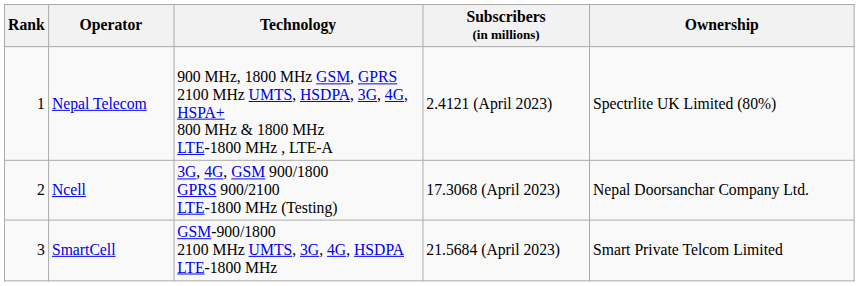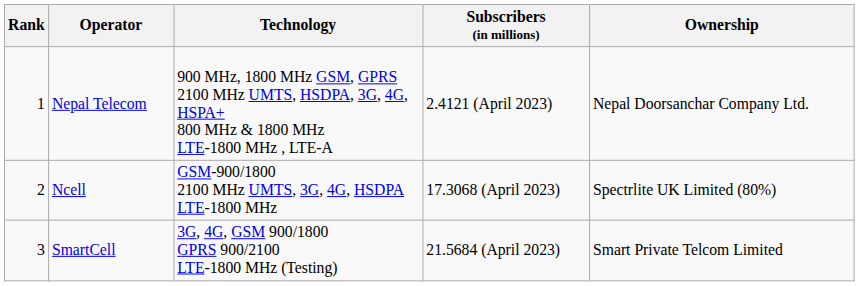(685, 103) Spectrlite UK Limited (80%) -> (701, 103) Nepal Doorsanchar Company Ltd.
(257, 190) 3G, 4G, GSM 900/1800 GPRS 900/2100 LTE-1800 MHz (Testing) -> (291, 190) GSM-900/1800 2100 MHz UMTS, 3G, 4G, HSDPA LTE-1800 MHz
(701, 190) Nepal Doorsanchar Company Ltd. -> (685, 190) Spectrlite UK Limited (80%)
(291, 250) GSM-900/1800 2100 MHz UMTS, 3G, 4G, HSDPA LTE-1800 MHz -> (257, 250) 3G, 4G, GSM 900/1800 GPRS 900/2100 LTE-1800 MHz (Testing)
